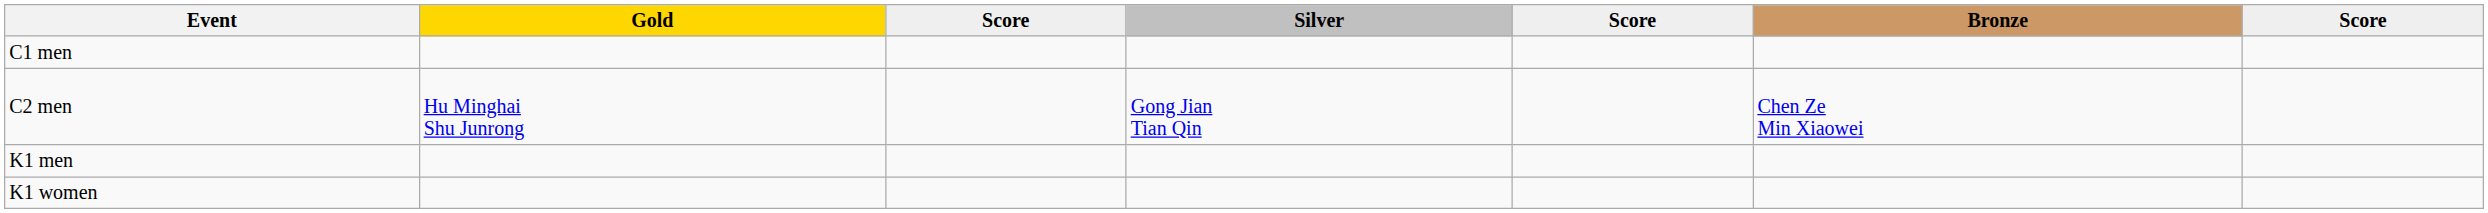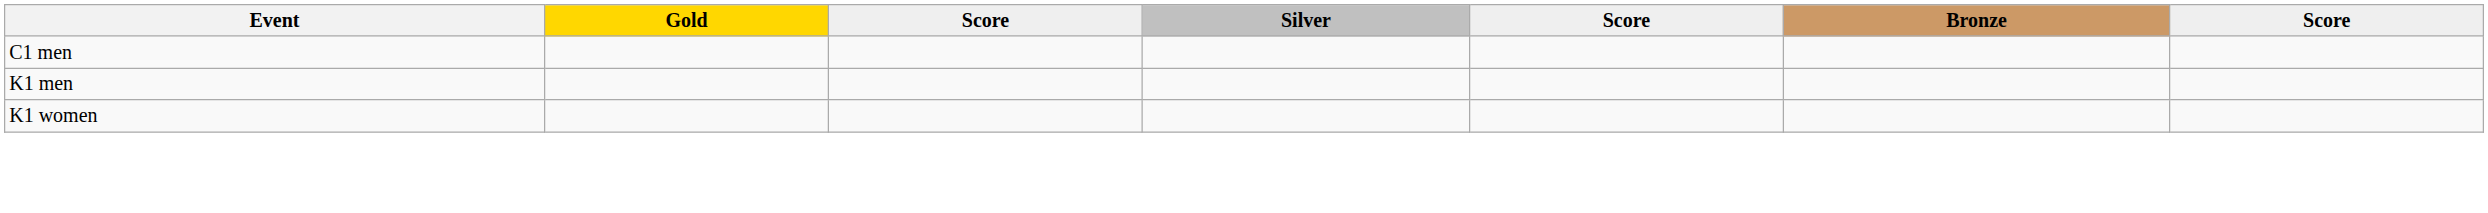- row: (41, 106)
